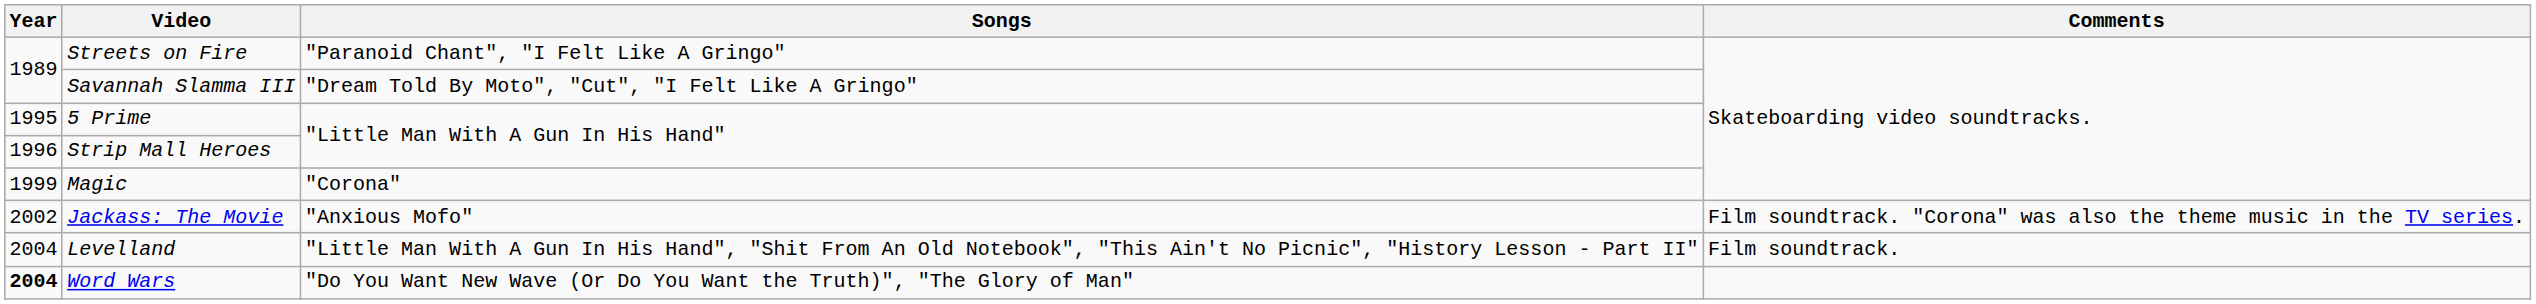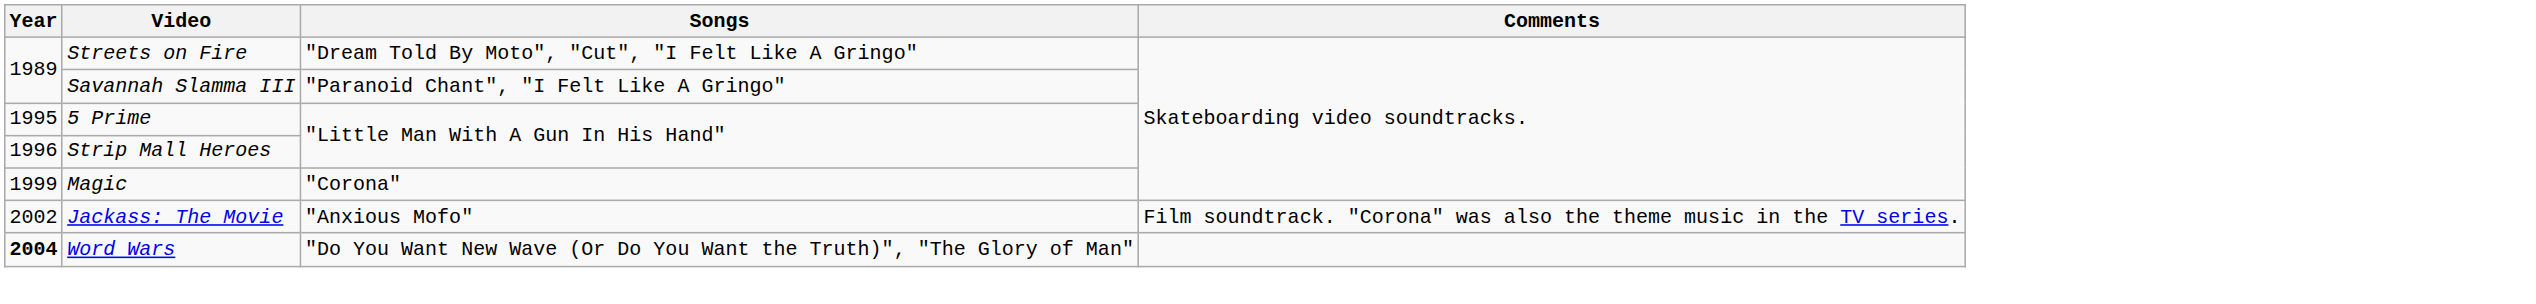(545, 54) "Paranoid Chant", "I Felt Like A Gringo" -> (611, 54) "Dream Told By Moto", "Cut", "I Felt Like A Gringo"
(611, 86) "Dream Told By Moto", "Cut", "I Felt Like A Gringo" -> (545, 86) "Paranoid Chant", "I Felt Like A Gringo"
- row: (121, 249)
